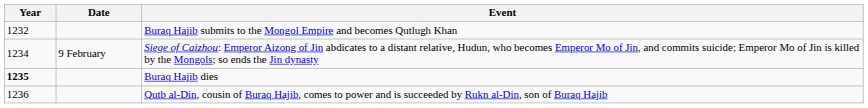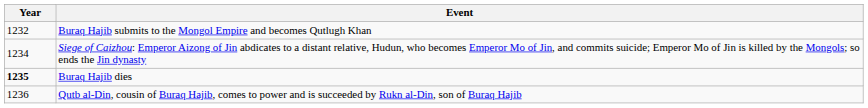- column: (99, 13)
